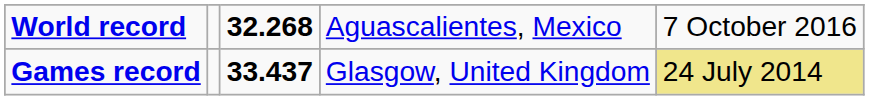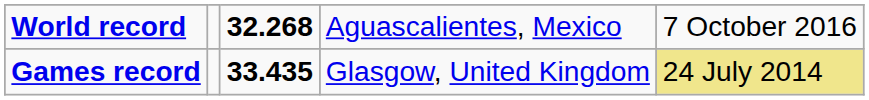(270, 71) 33.437 -> (270, 71) 33.435
